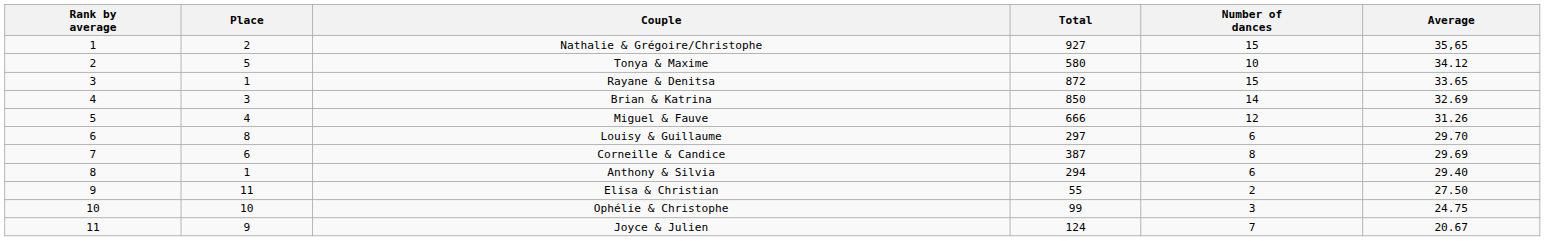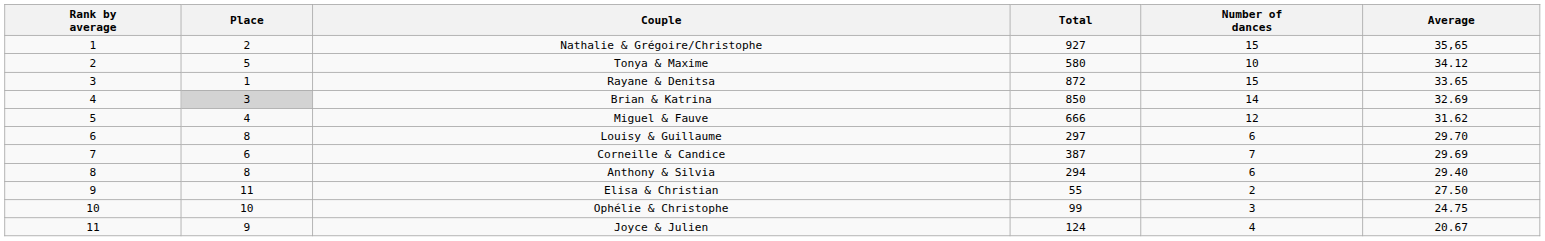(247, 99) no background -> (247, 99) lightgrey background
(1451, 118) 31.26 -> (1451, 118) 31.62
(1252, 154) 8 -> (1252, 154) 7
(247, 172) 1 -> (247, 172) 8
(1252, 227) 7 -> (1252, 227) 4
